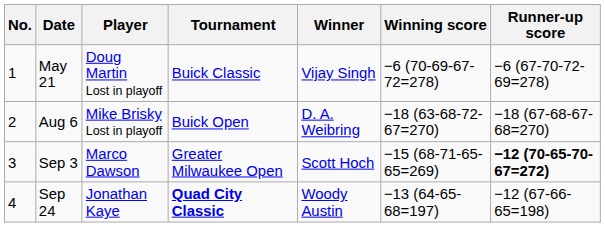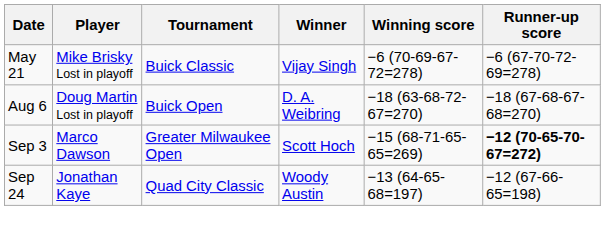- column: (20, 25)
(124, 73) Doug Martin Lost in playoff -> (94, 65) Mike Brisky Lost in playoff
(124, 122) Mike Brisky Lost in playoff -> (97, 105) Doug Martin Lost in playoff
(207, 202) bold -> (205, 186) normal
